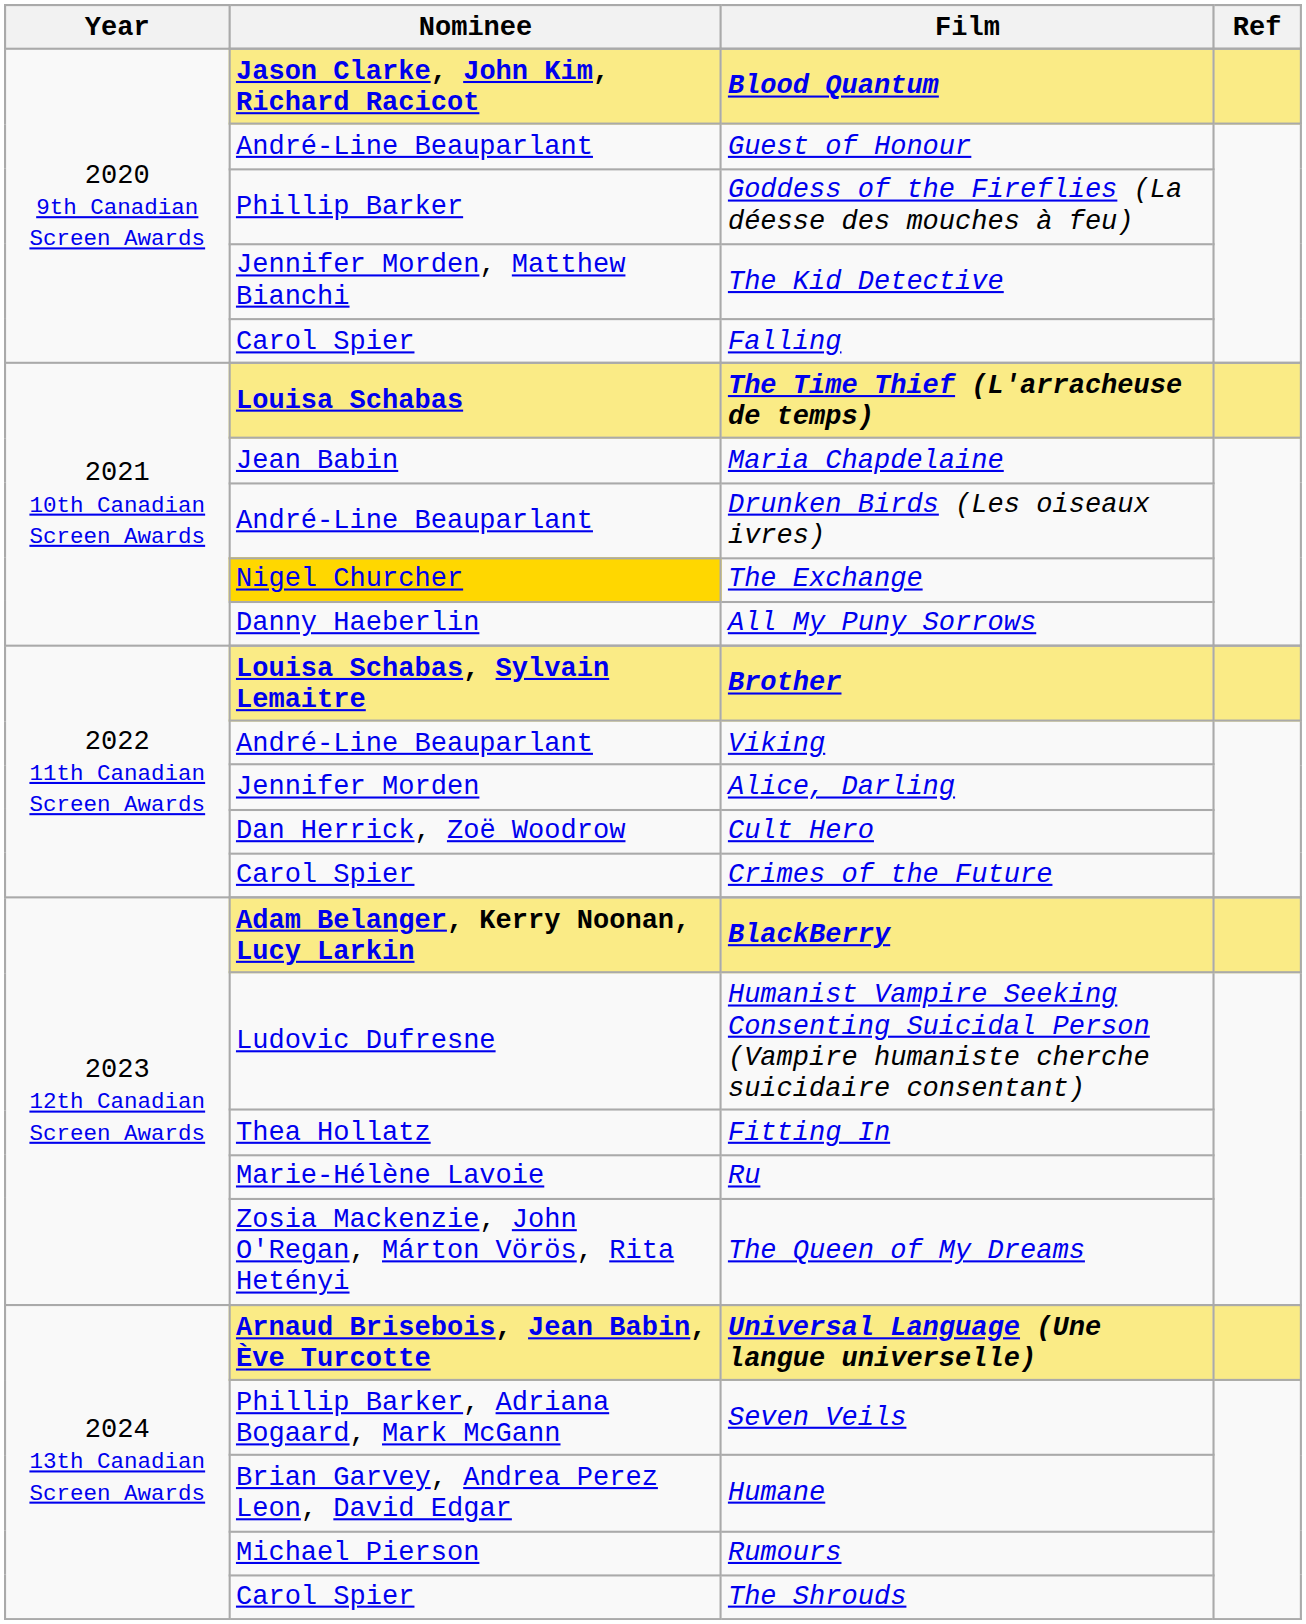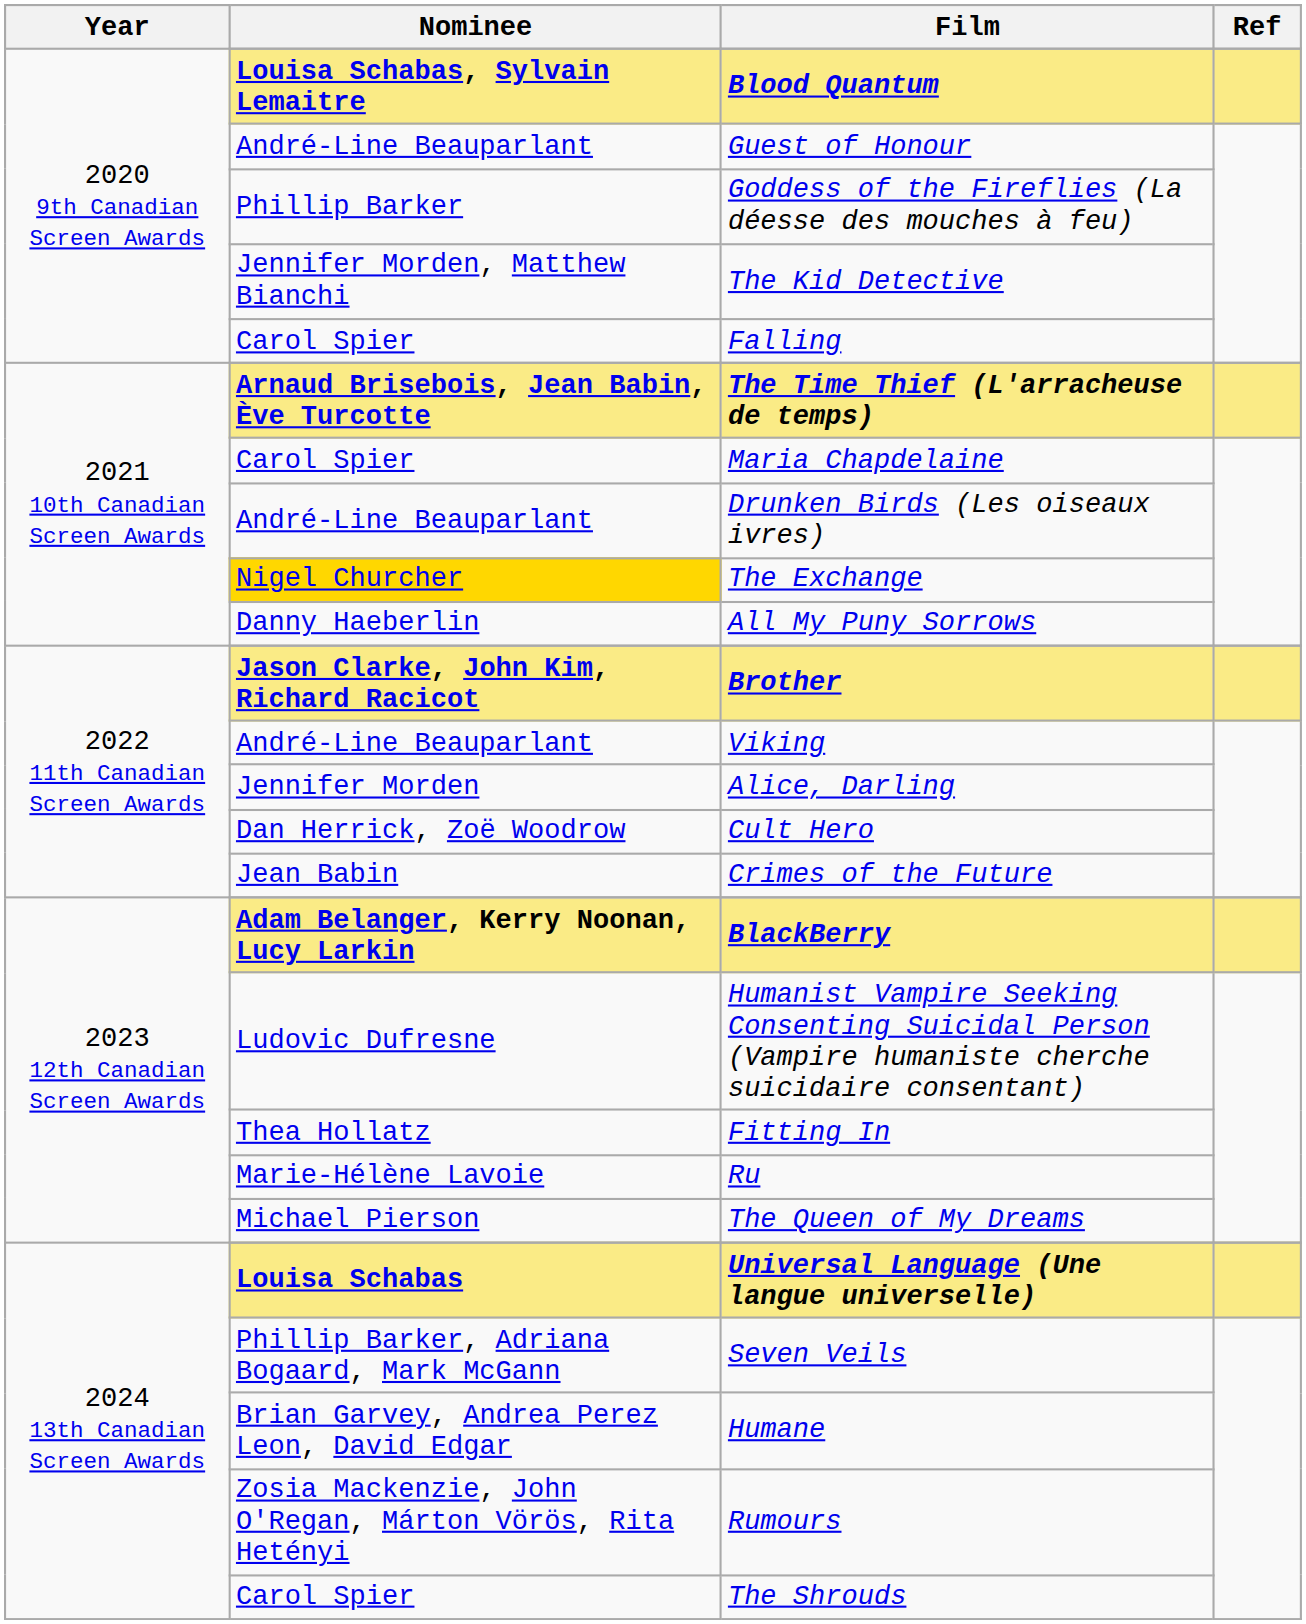(423, 87) Jason Clarke, John Kim, Richard Racicot -> (423, 87) Louisa Schabas, Sylvain Lemaitre
(350, 401) Louisa Schabas -> (471, 401) Arnaud Brisebois, Jean Babin, Ève Turcotte
(317, 460) Jean Babin -> (325, 460) Carol Spier
(423, 683) Louisa Schabas, Sylvain Lemaitre -> (423, 683) Jason Clarke, John Kim, Richard Racicot
(325, 875) Carol Spier -> (317, 875) Jean Babin
(455, 1252) Zosia Mackenzie, John O'Regan, Márton Vörös, Rita Hetényi -> (358, 1220) Michael Pierson
(471, 1343) Arnaud Brisebois, Jean Babin, Ève Turcotte -> (350, 1280) Louisa Schabas
(358, 1553) Michael Pierson -> (455, 1522) Zosia Mackenzie, John O'Regan, Márton Vörös, Rita Hetényi
